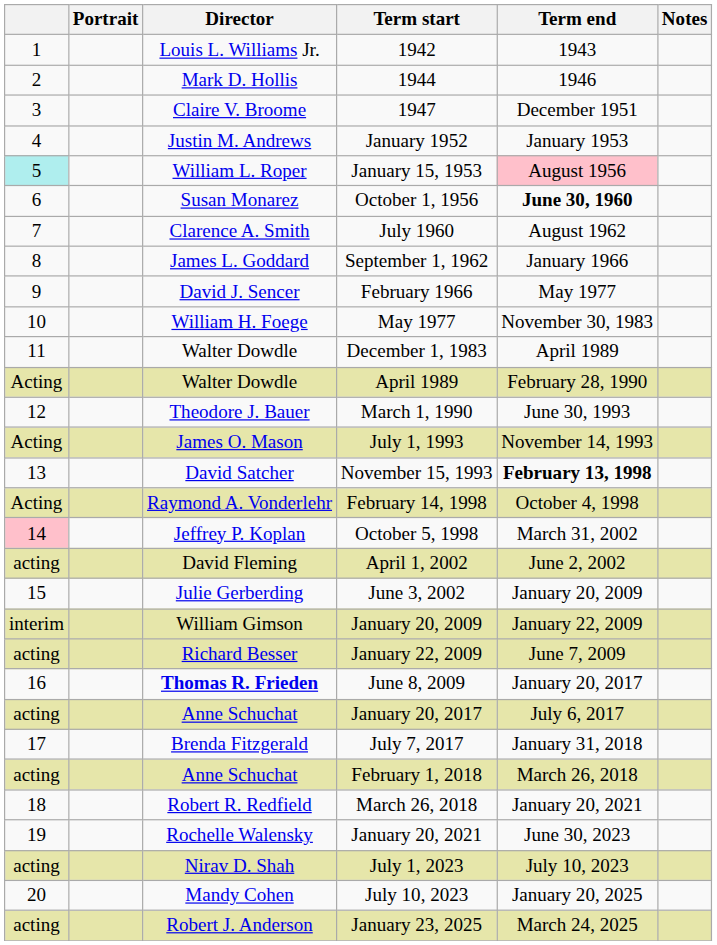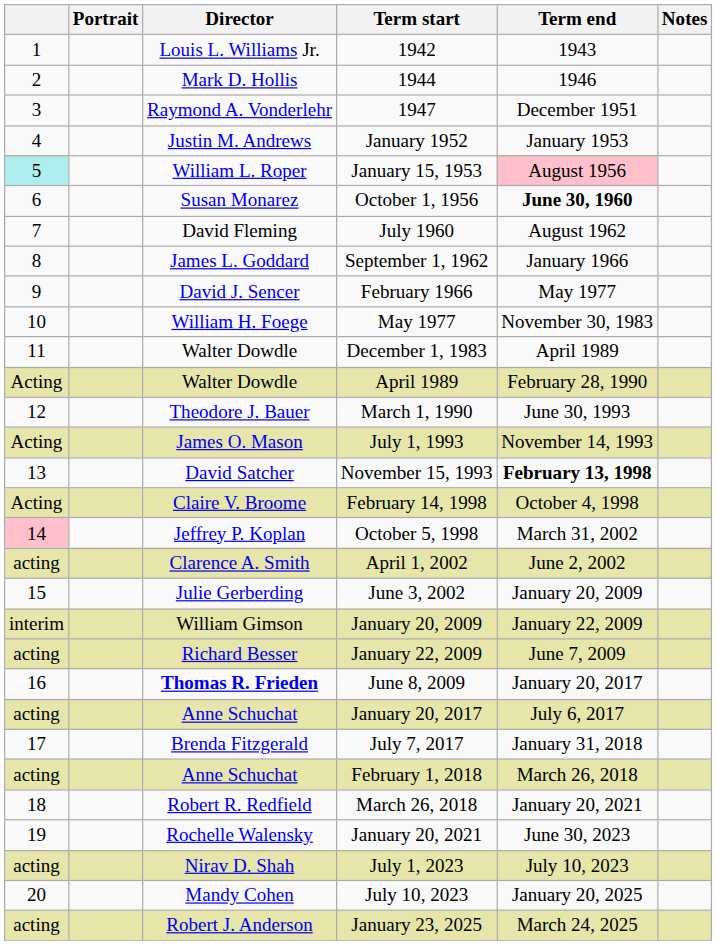(240, 110) Claire V. Broome -> (240, 110) Raymond A. Vonderlehr
(240, 230) Clarence A. Smith -> (240, 230) David Fleming
(240, 502) Raymond A. Vonderlehr -> (240, 502) Claire V. Broome
(240, 563) David Fleming -> (240, 563) Clarence A. Smith
